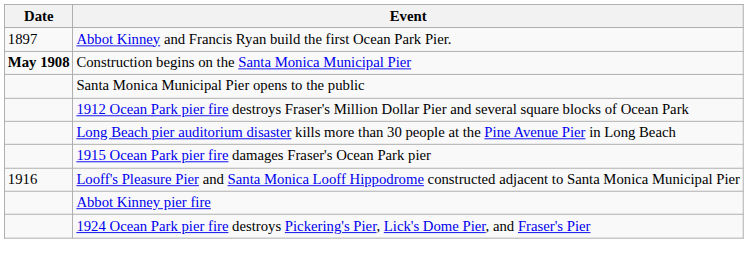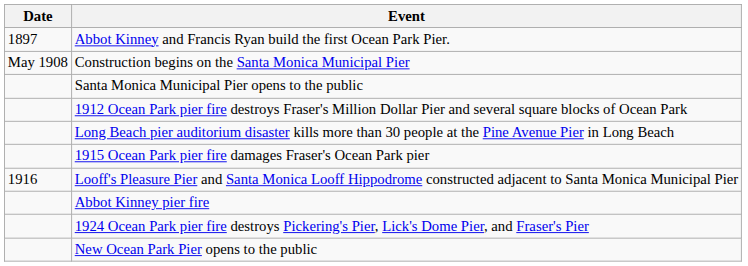(39, 62) bold -> (38, 62) normal
+ row: (196, 249)
